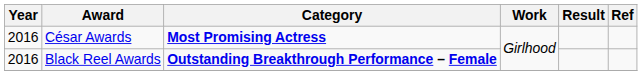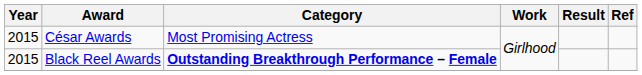(23, 37) 2016 -> (23, 37) 2015
(247, 37) bold -> (240, 37) normal
(23, 59) 2016 -> (23, 59) 2015
